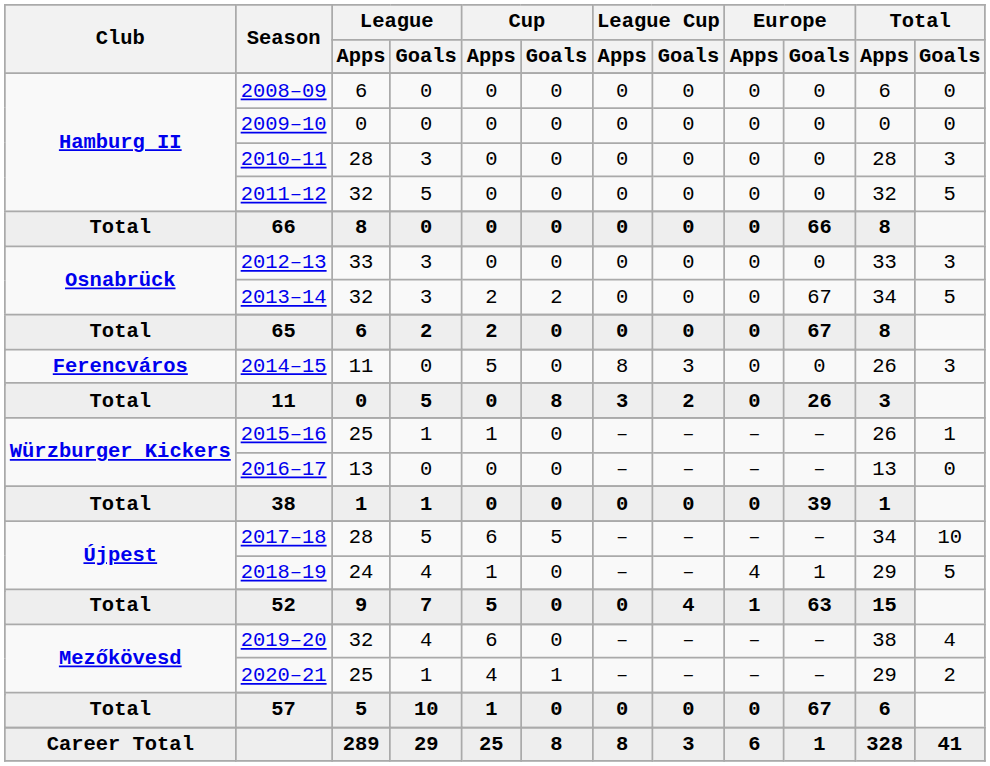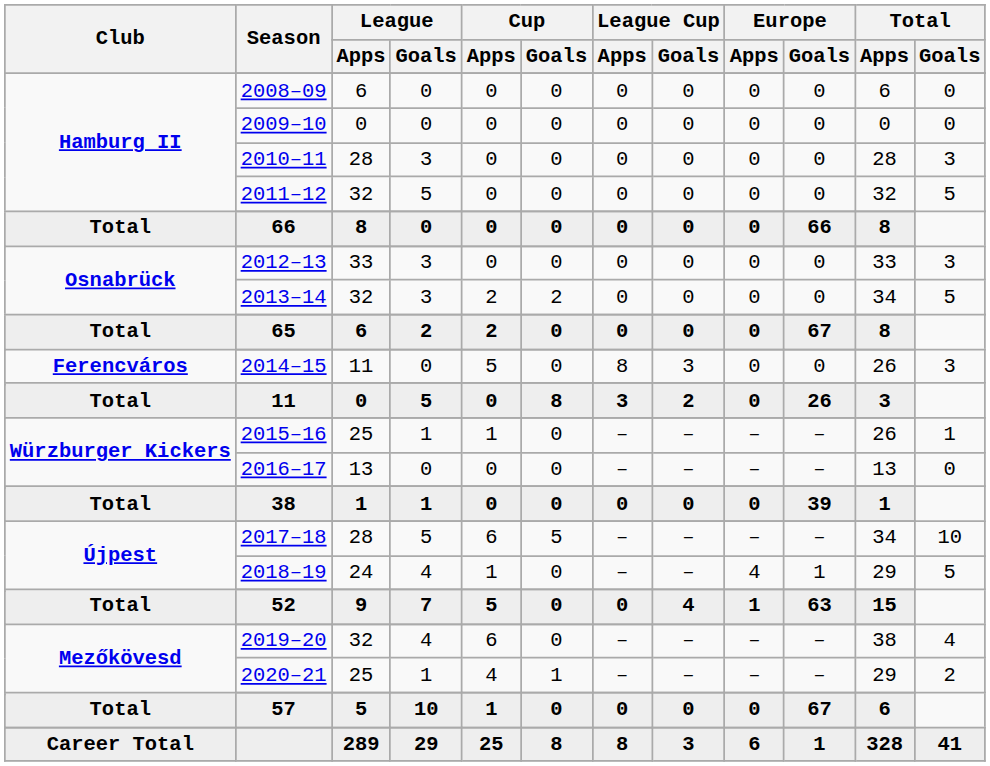(819, 297) 67 -> (819, 297) 0
